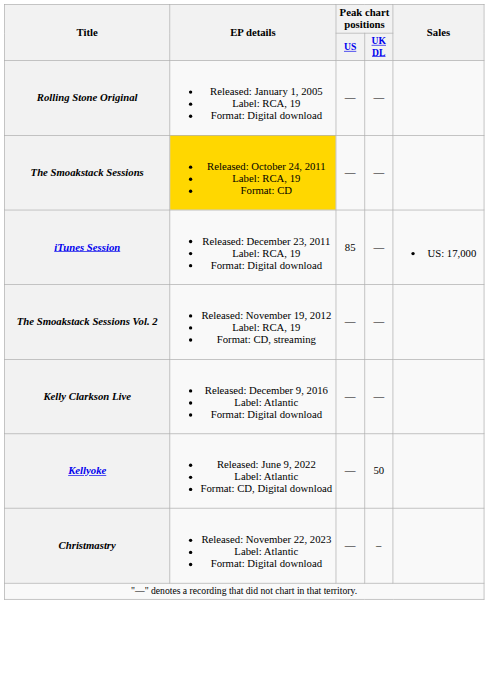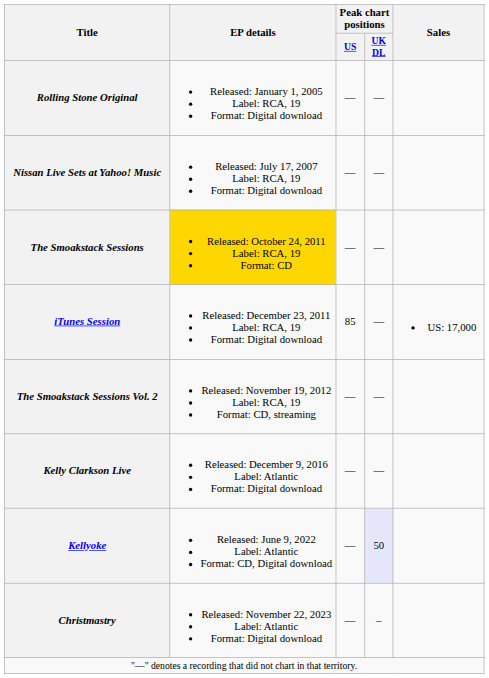+ row: (87, 172)
(379, 471) no background -> (379, 545) lavender background
